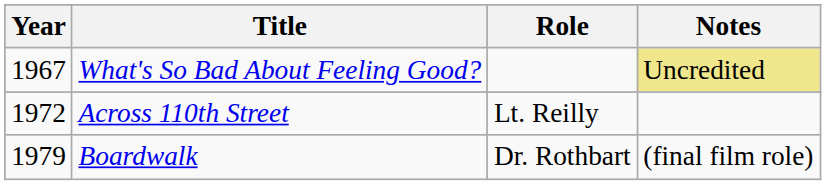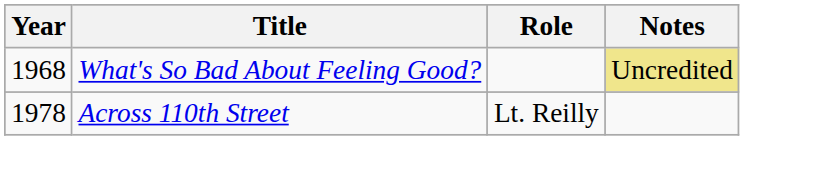(39, 69) 1967 -> (39, 69) 1968
(39, 112) 1972 -> (39, 112) 1978
- row: (138, 156)
